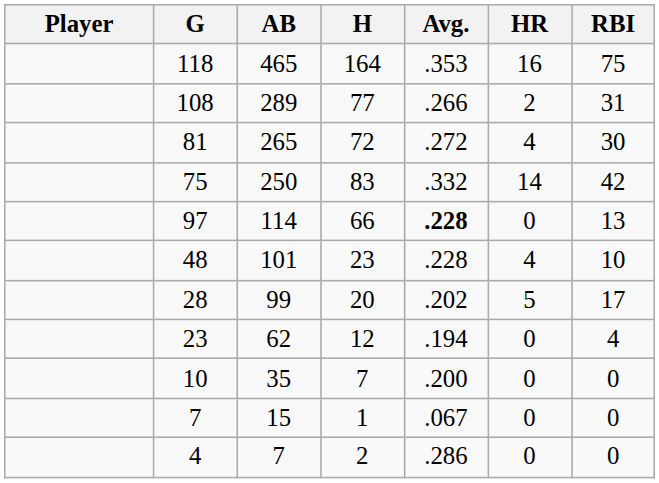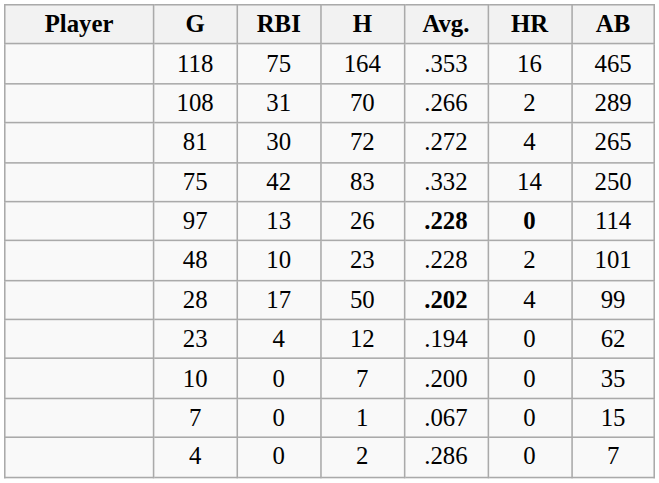columns swapped: (279, 24) <-> (613, 24)
(362, 102) 77 -> (362, 102) 70
(362, 220) 66 -> (362, 220) 26
(529, 220) normal -> (529, 220) bold
(529, 260) 4 -> (529, 260) 2
(362, 299) 20 -> (362, 299) 50
(446, 299) normal -> (446, 299) bold
(529, 299) 5 -> (529, 299) 4
